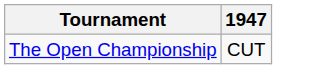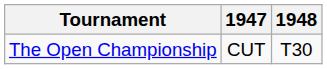+ column: (296, 20)
